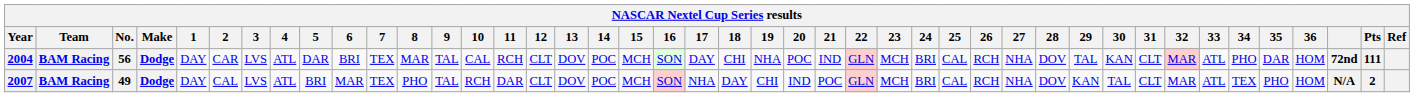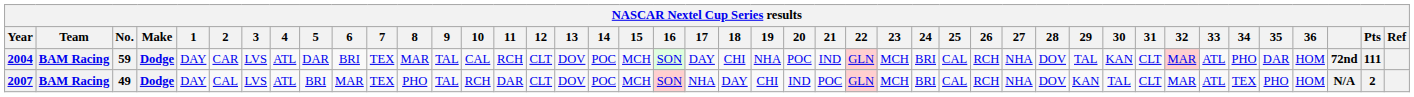(125, 59) 56 -> (125, 59) 59
